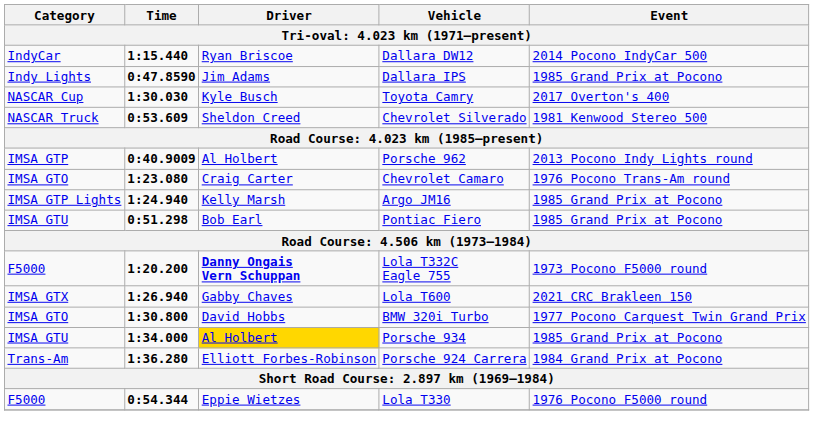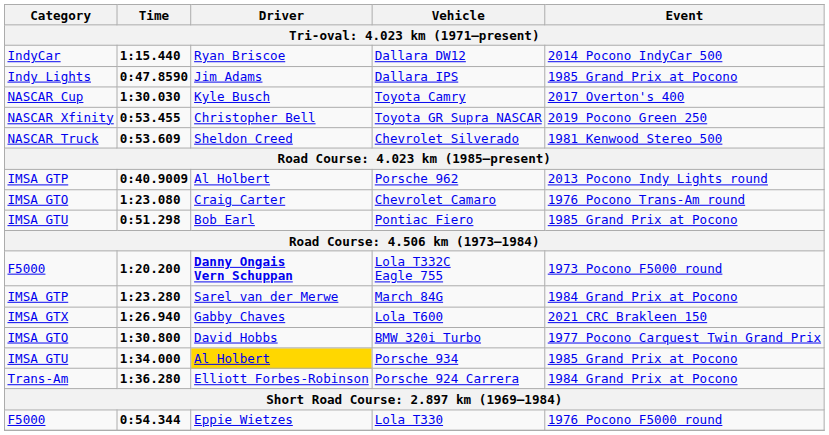+ row: (458, 118)
- row: (417, 200)
+ row: (409, 296)
